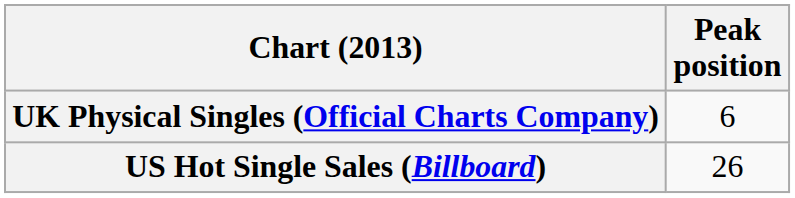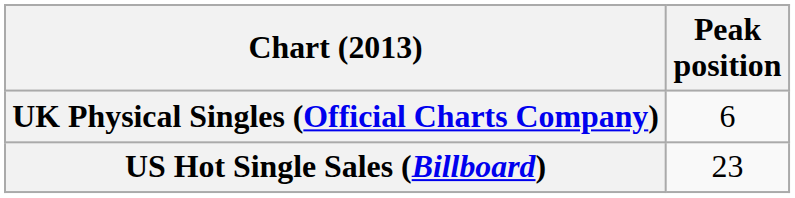(728, 166) 26 -> (728, 166) 23
